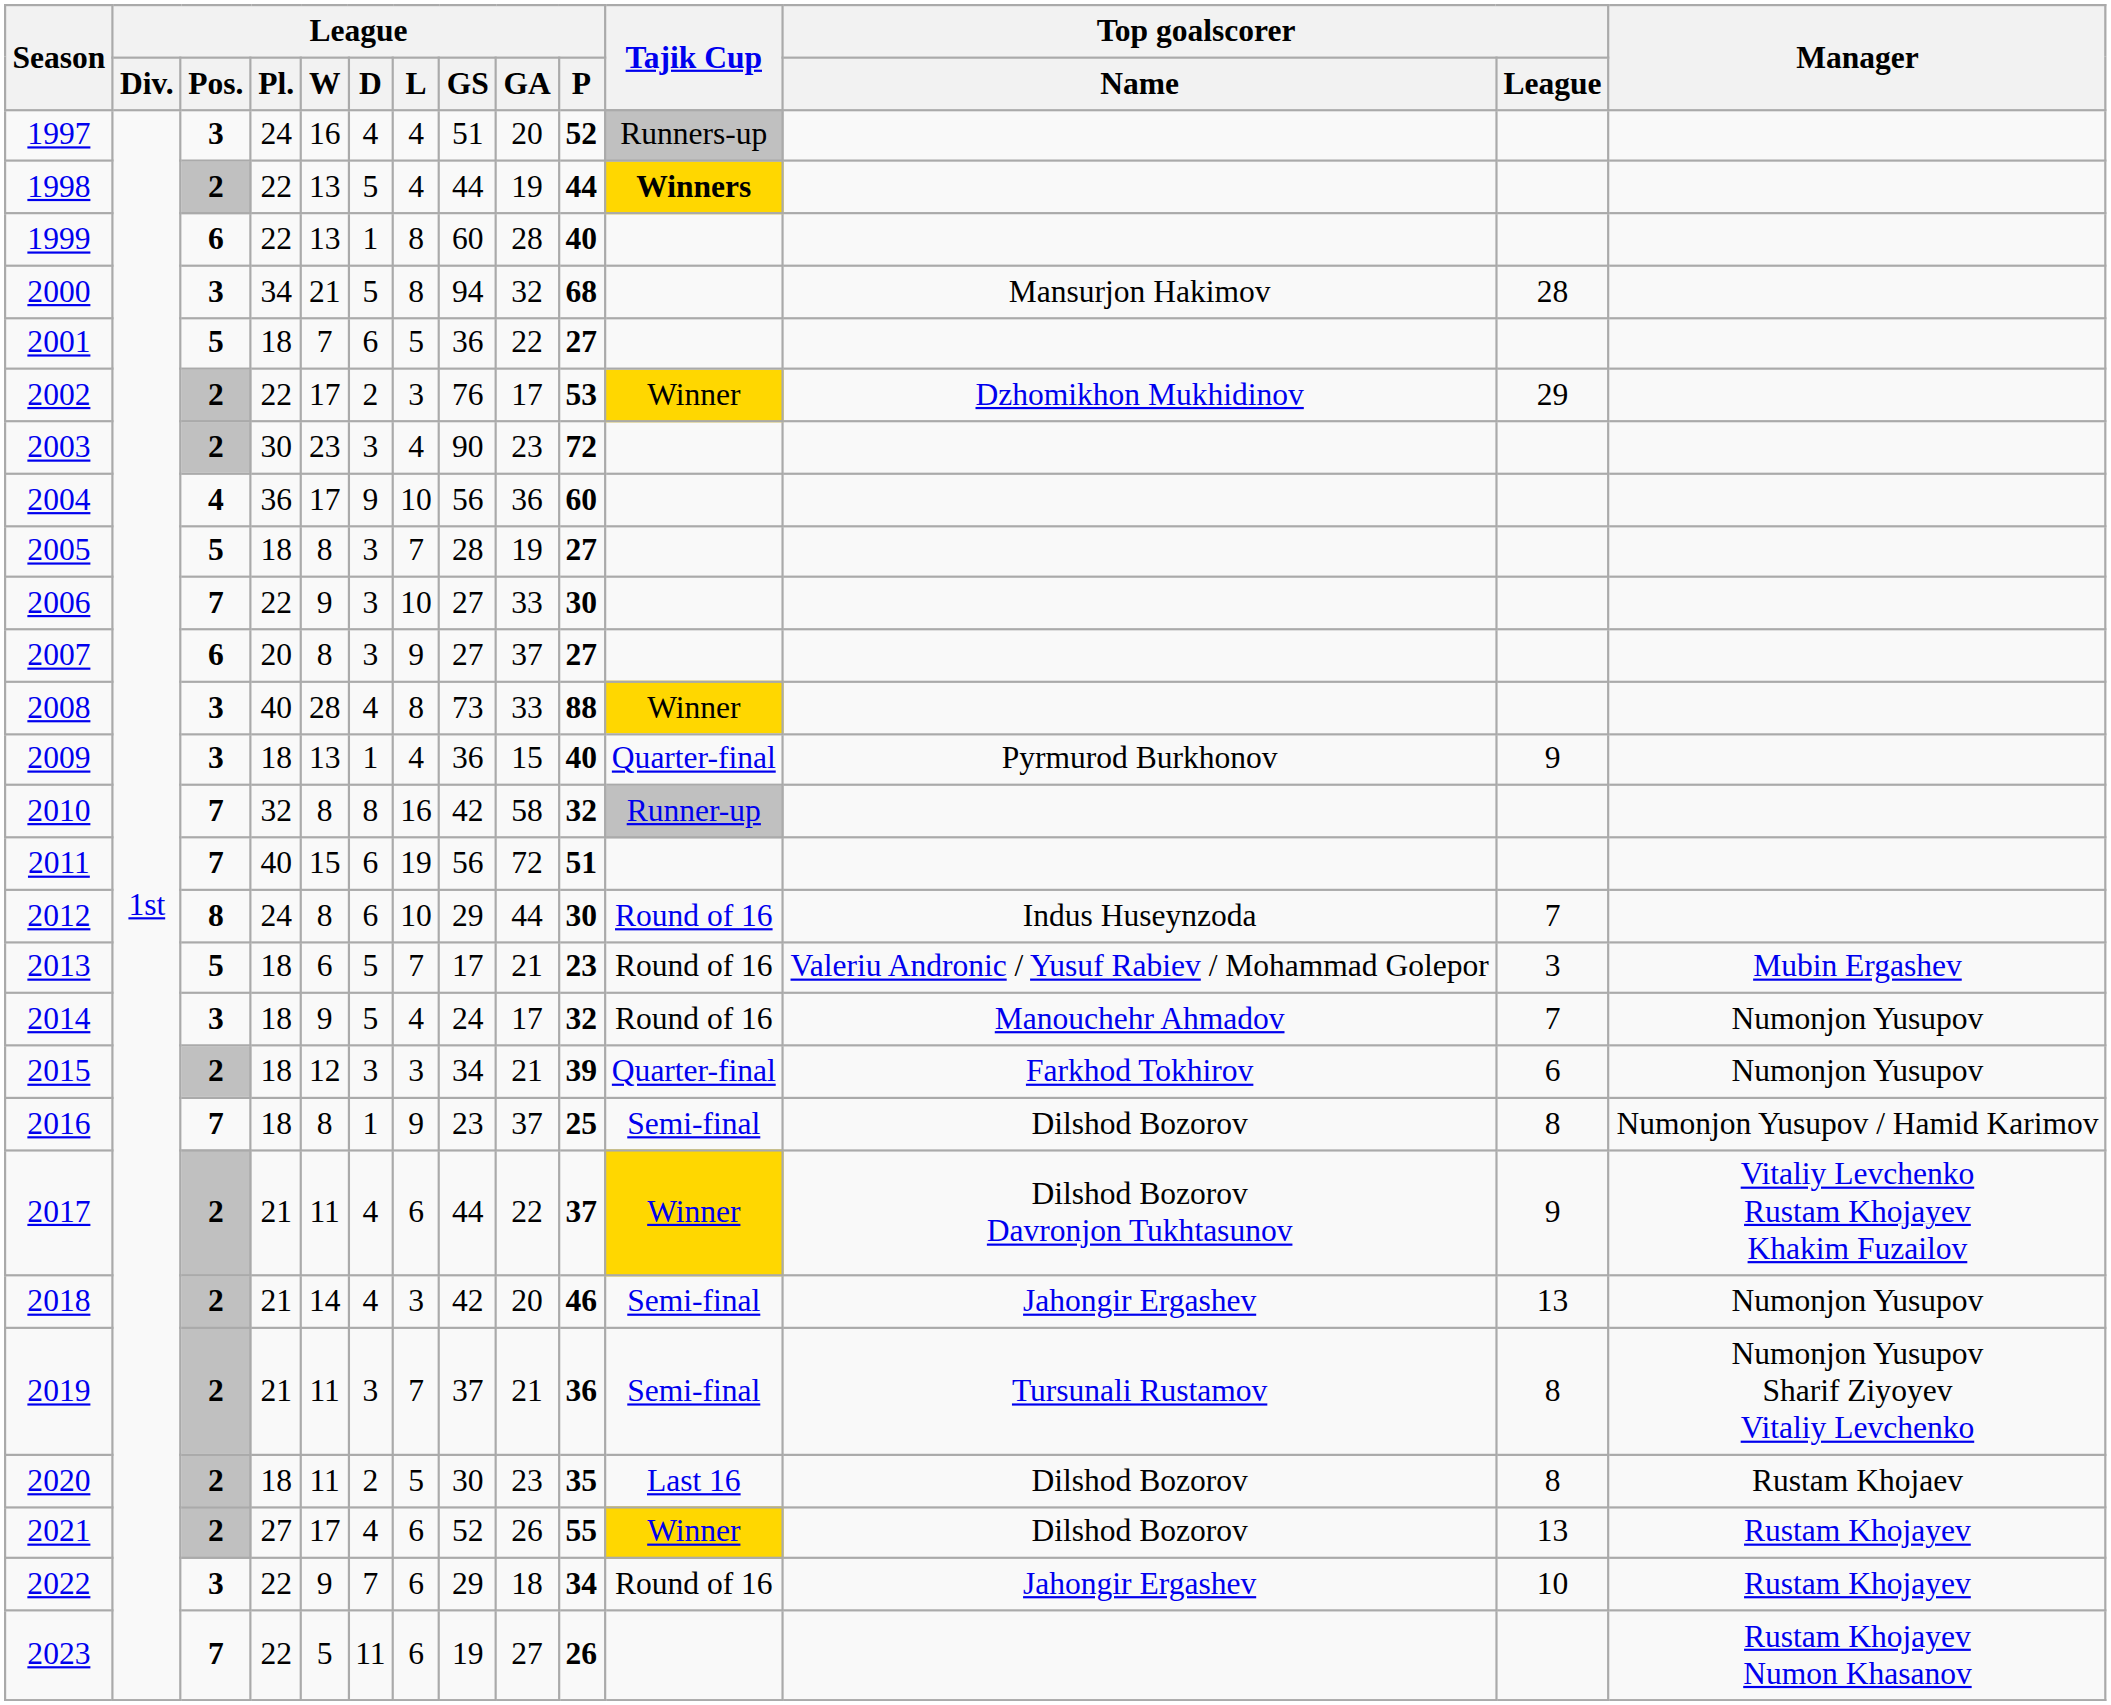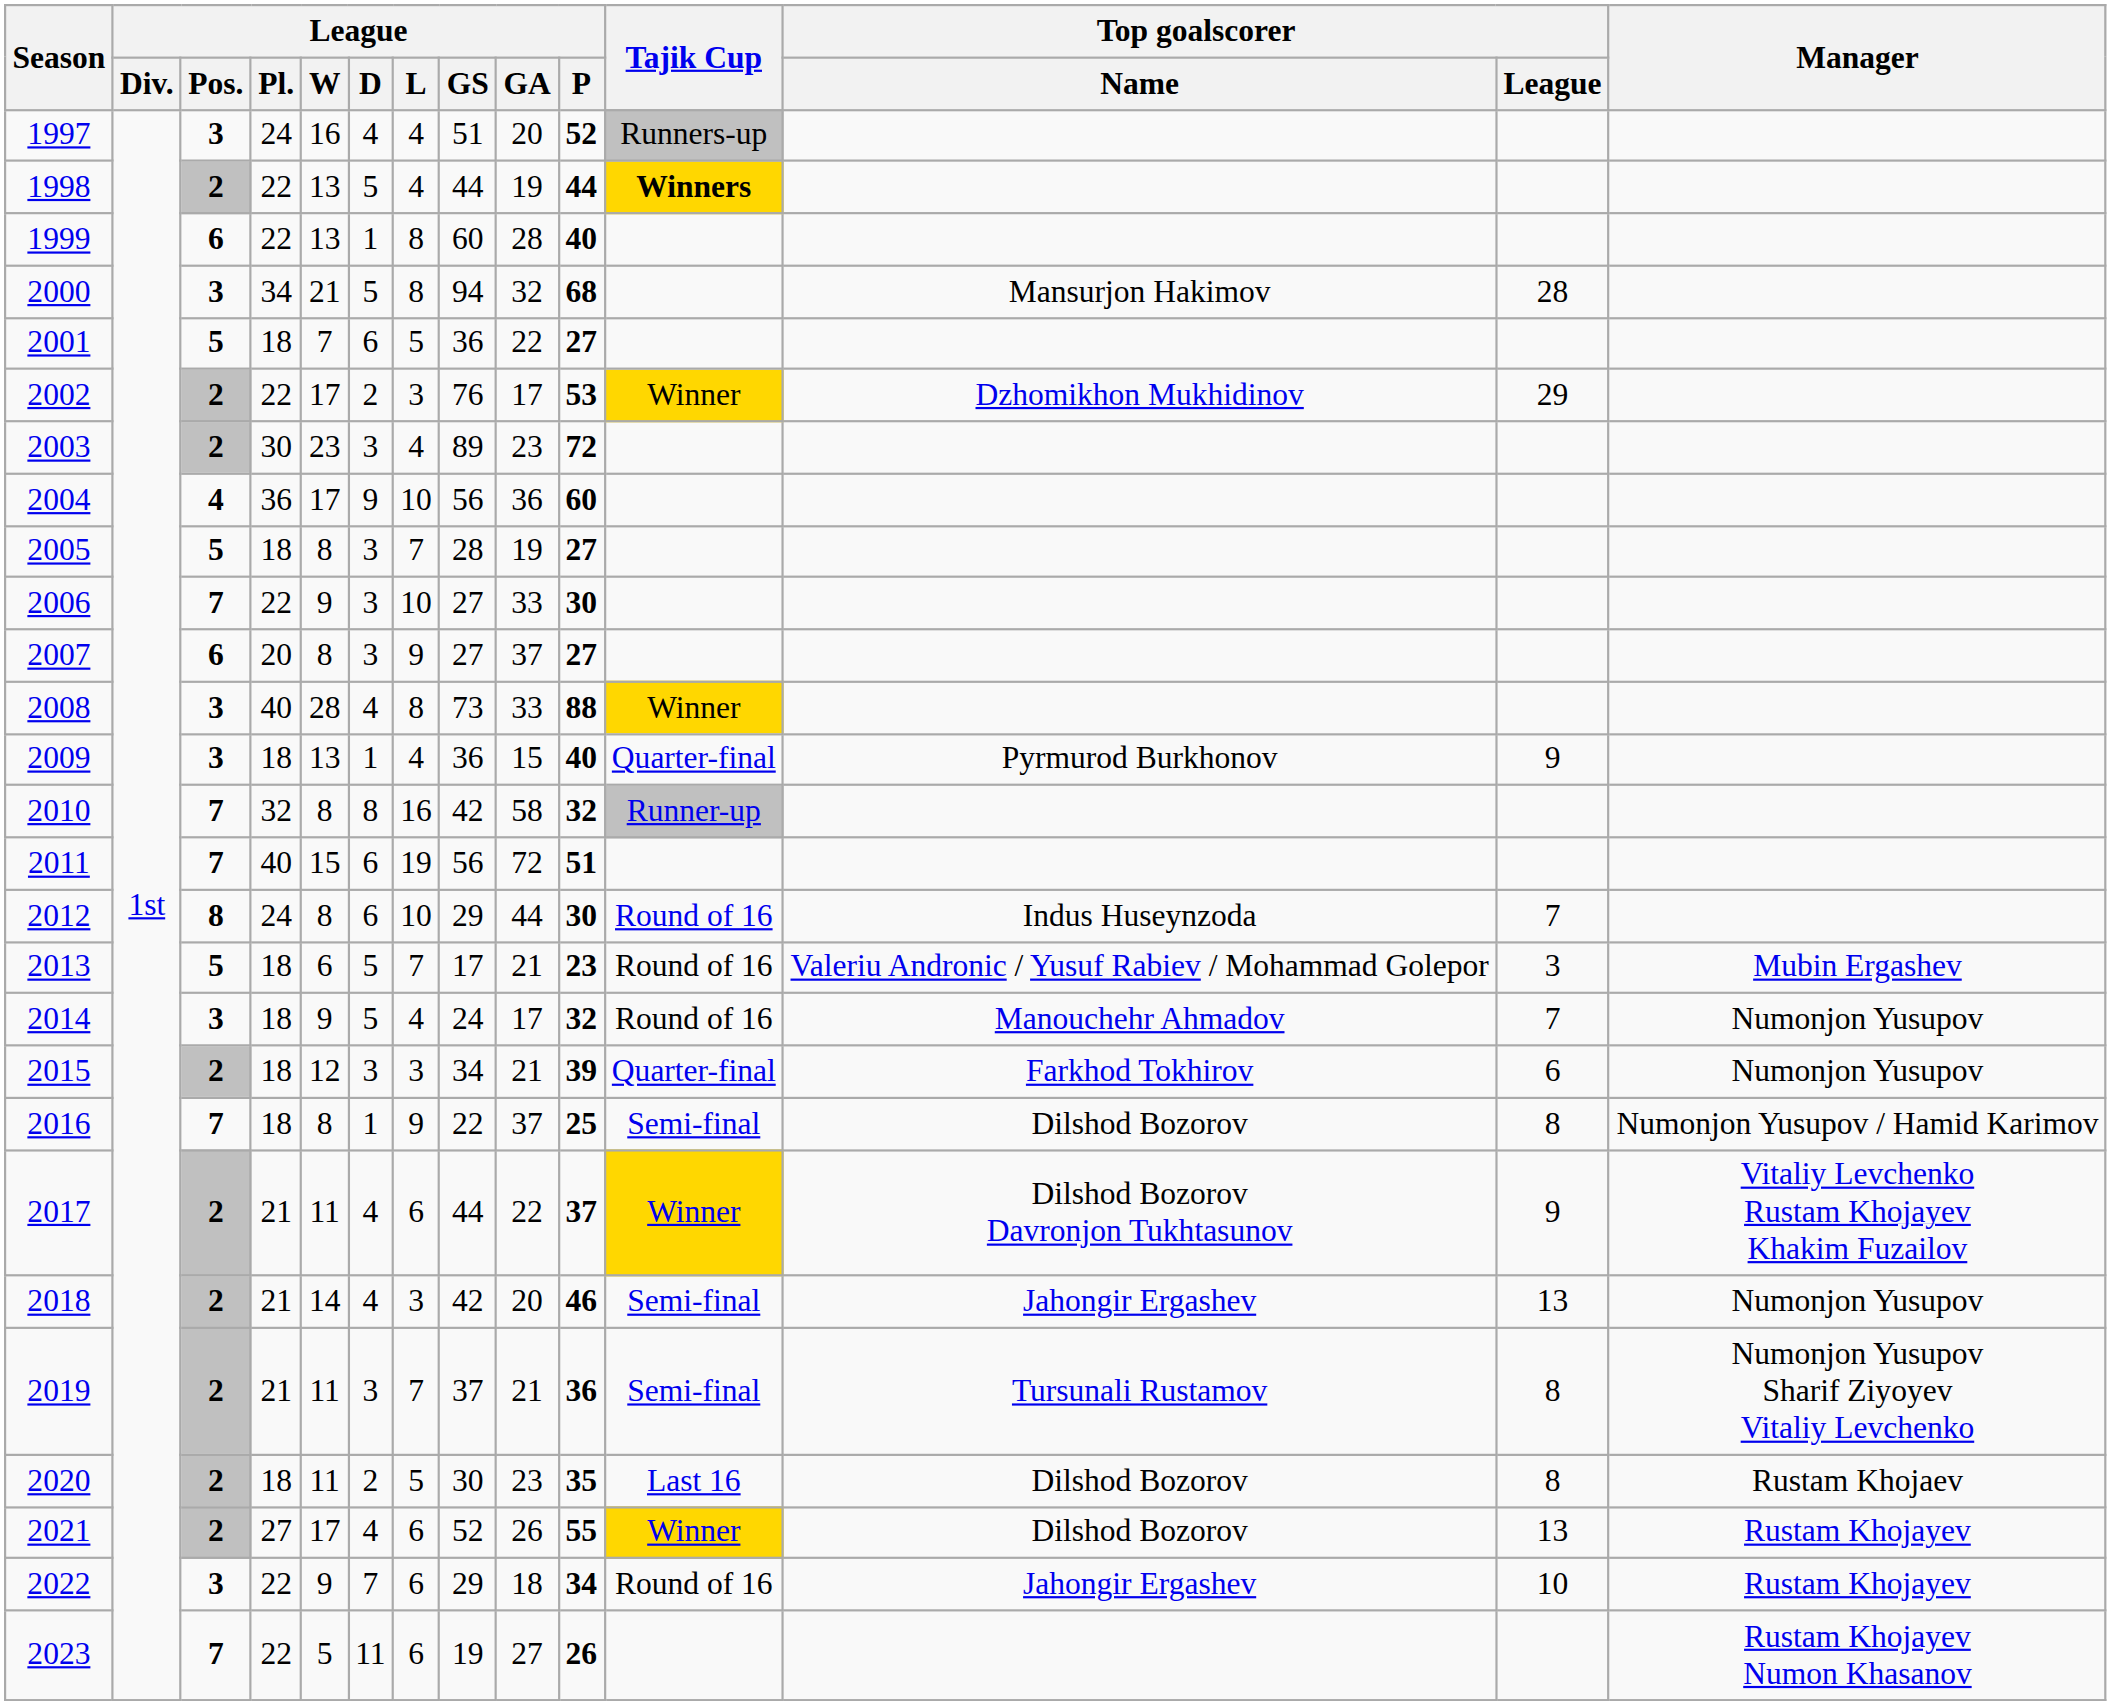(468, 446) 90 -> (468, 446) 89
(468, 1123) 23 -> (468, 1123) 22
